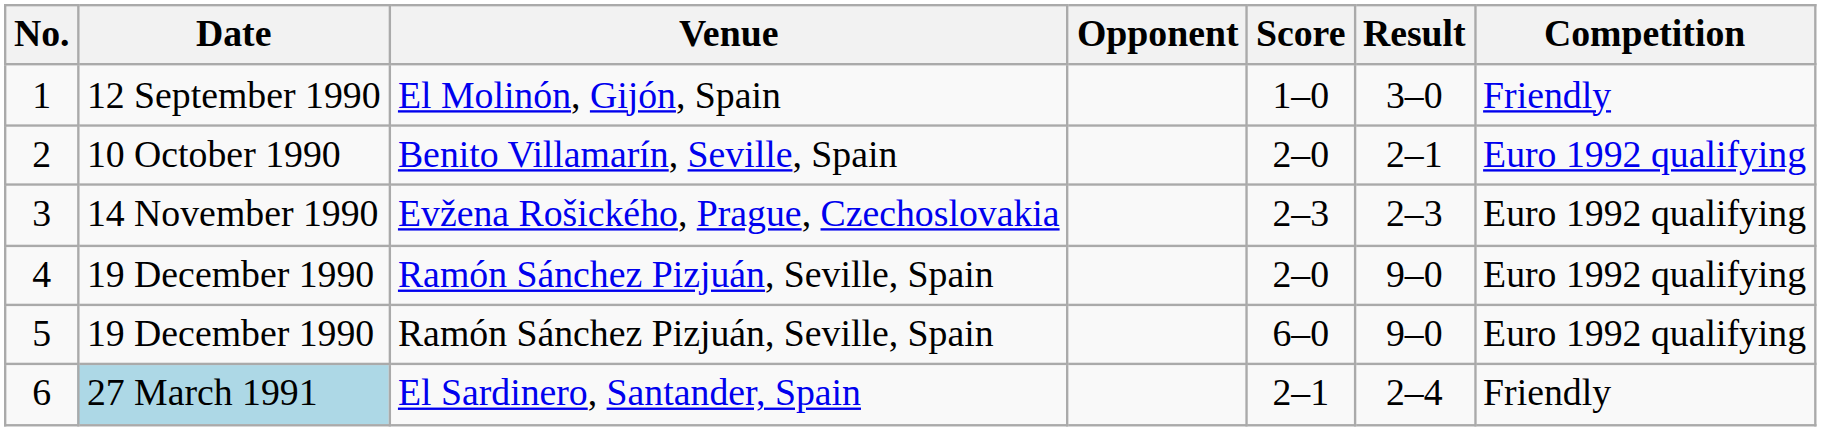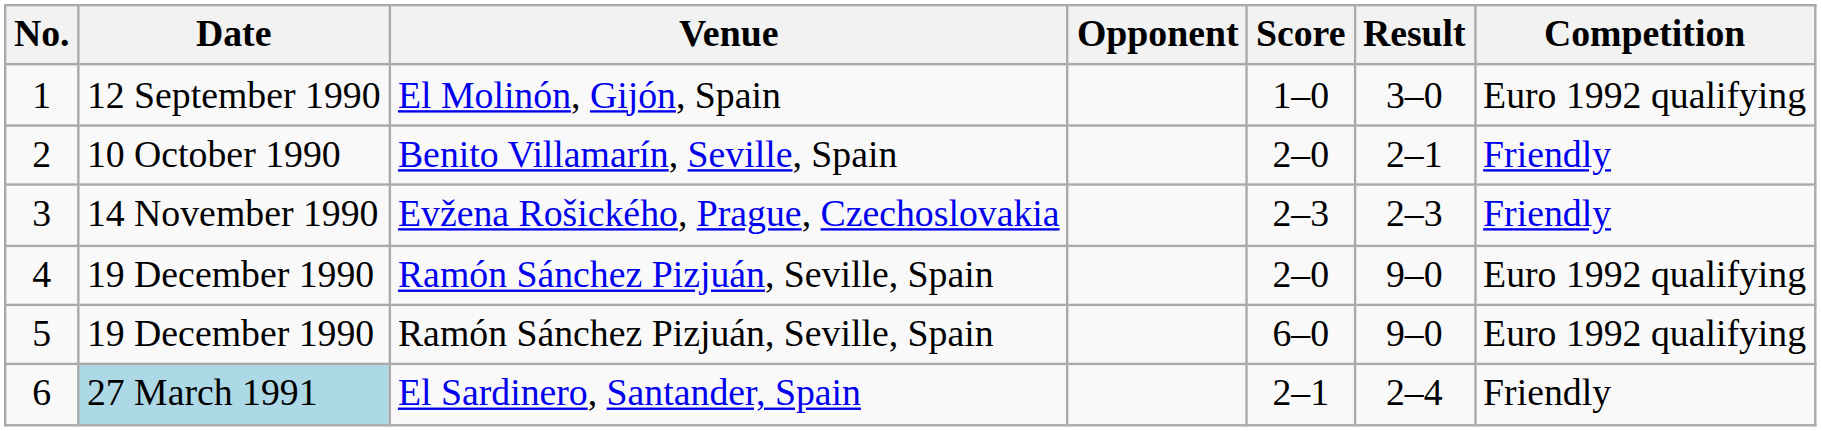(1547, 94) Friendly -> (1645, 94) Euro 1992 qualifying
(1645, 154) Euro 1992 qualifying -> (1547, 154) Friendly
(1645, 214) Euro 1992 qualifying -> (1547, 214) Friendly
